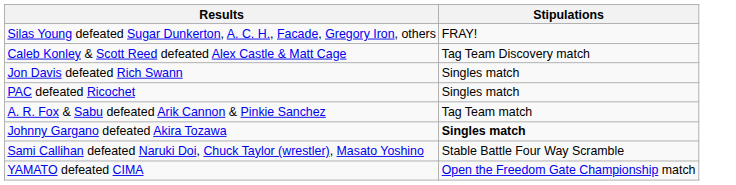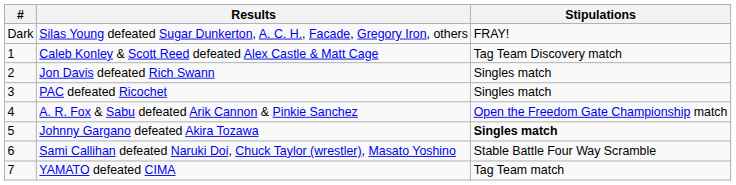+ column: (20, 14)
(487, 111) Tag Team match -> (601, 111) Open the Freedom Gate Championship match
(569, 170) Open the Freedom Gate Championship match -> (519, 170) Tag Team match
